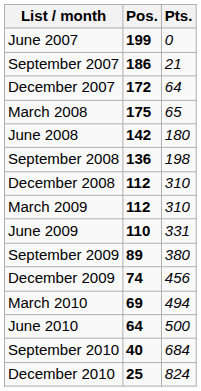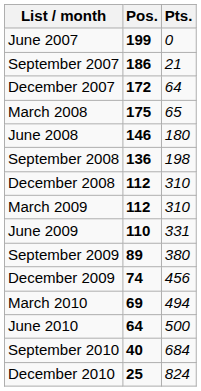(139, 135) 142 -> (139, 135) 146
